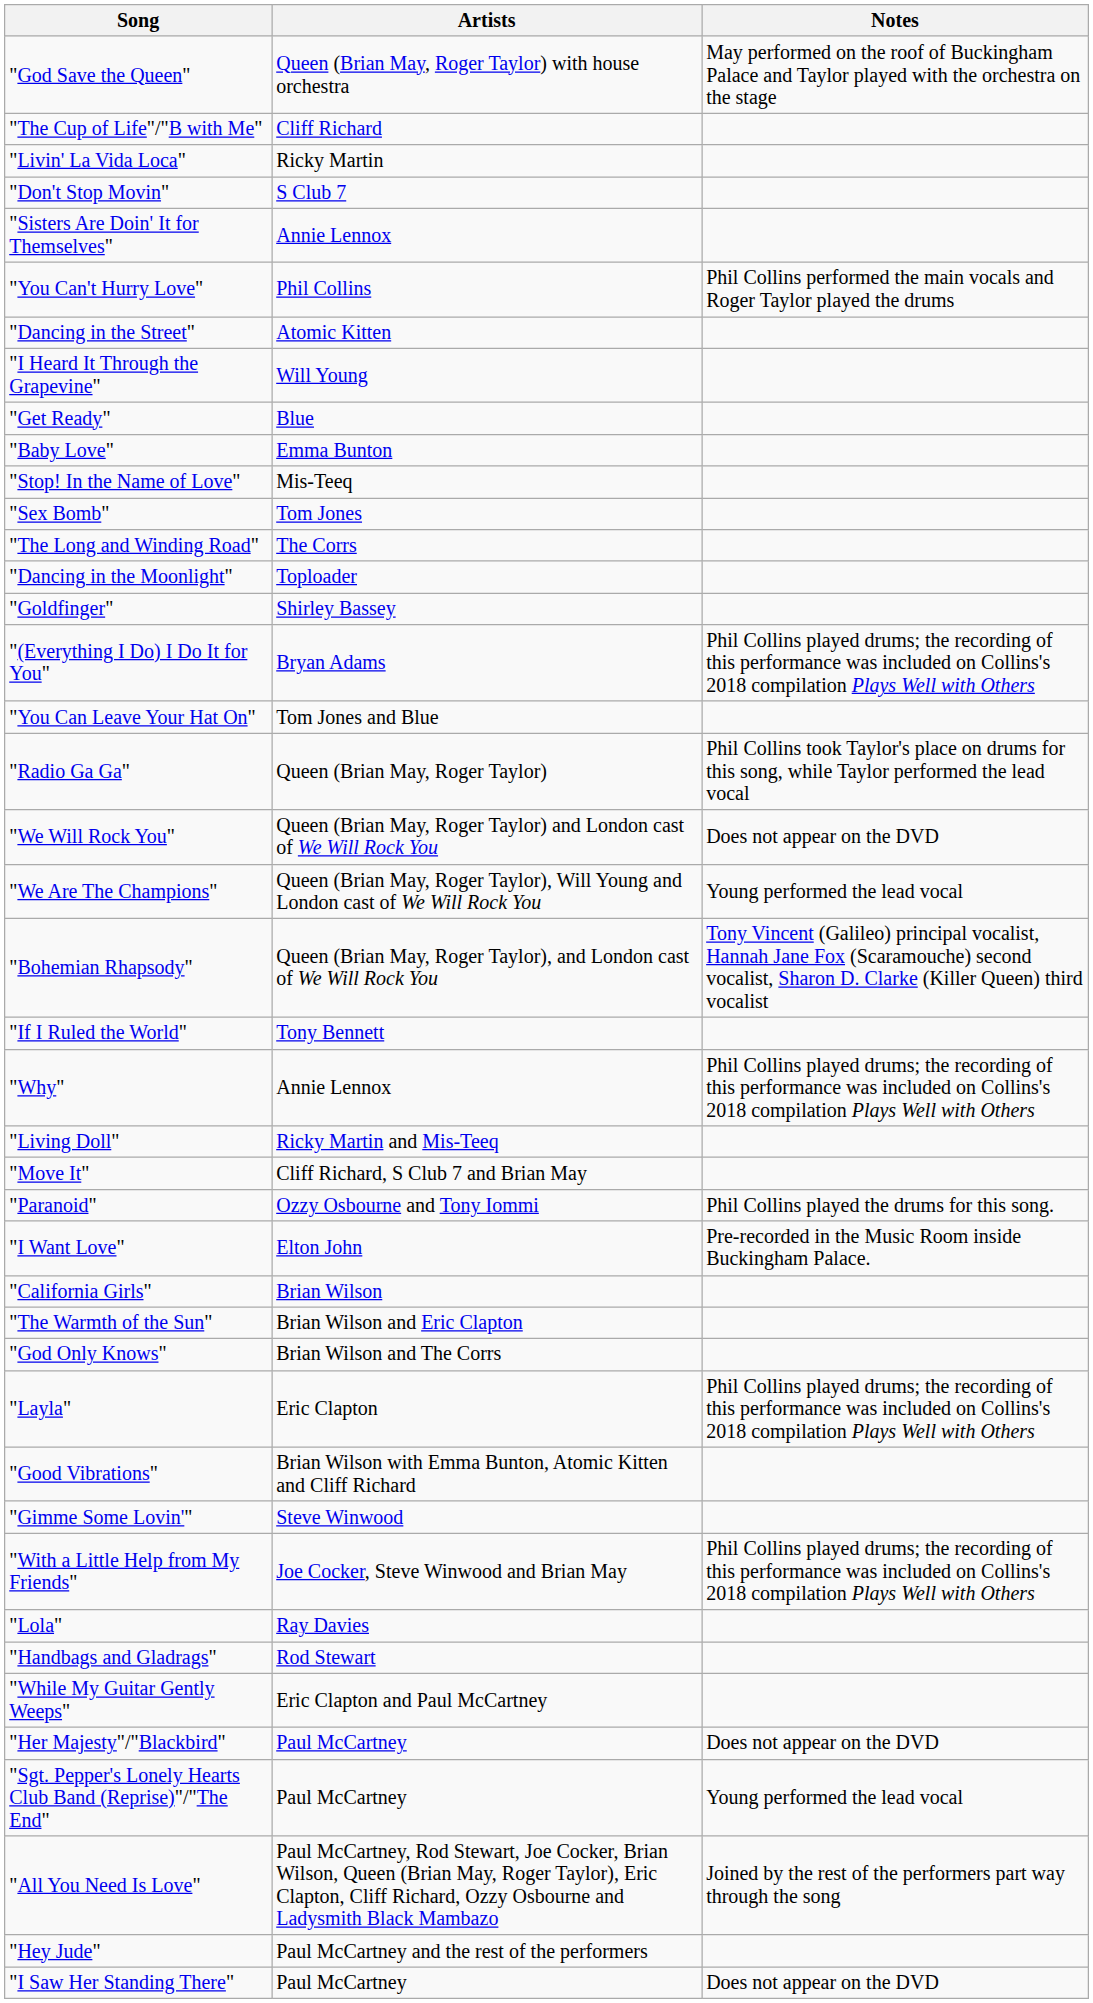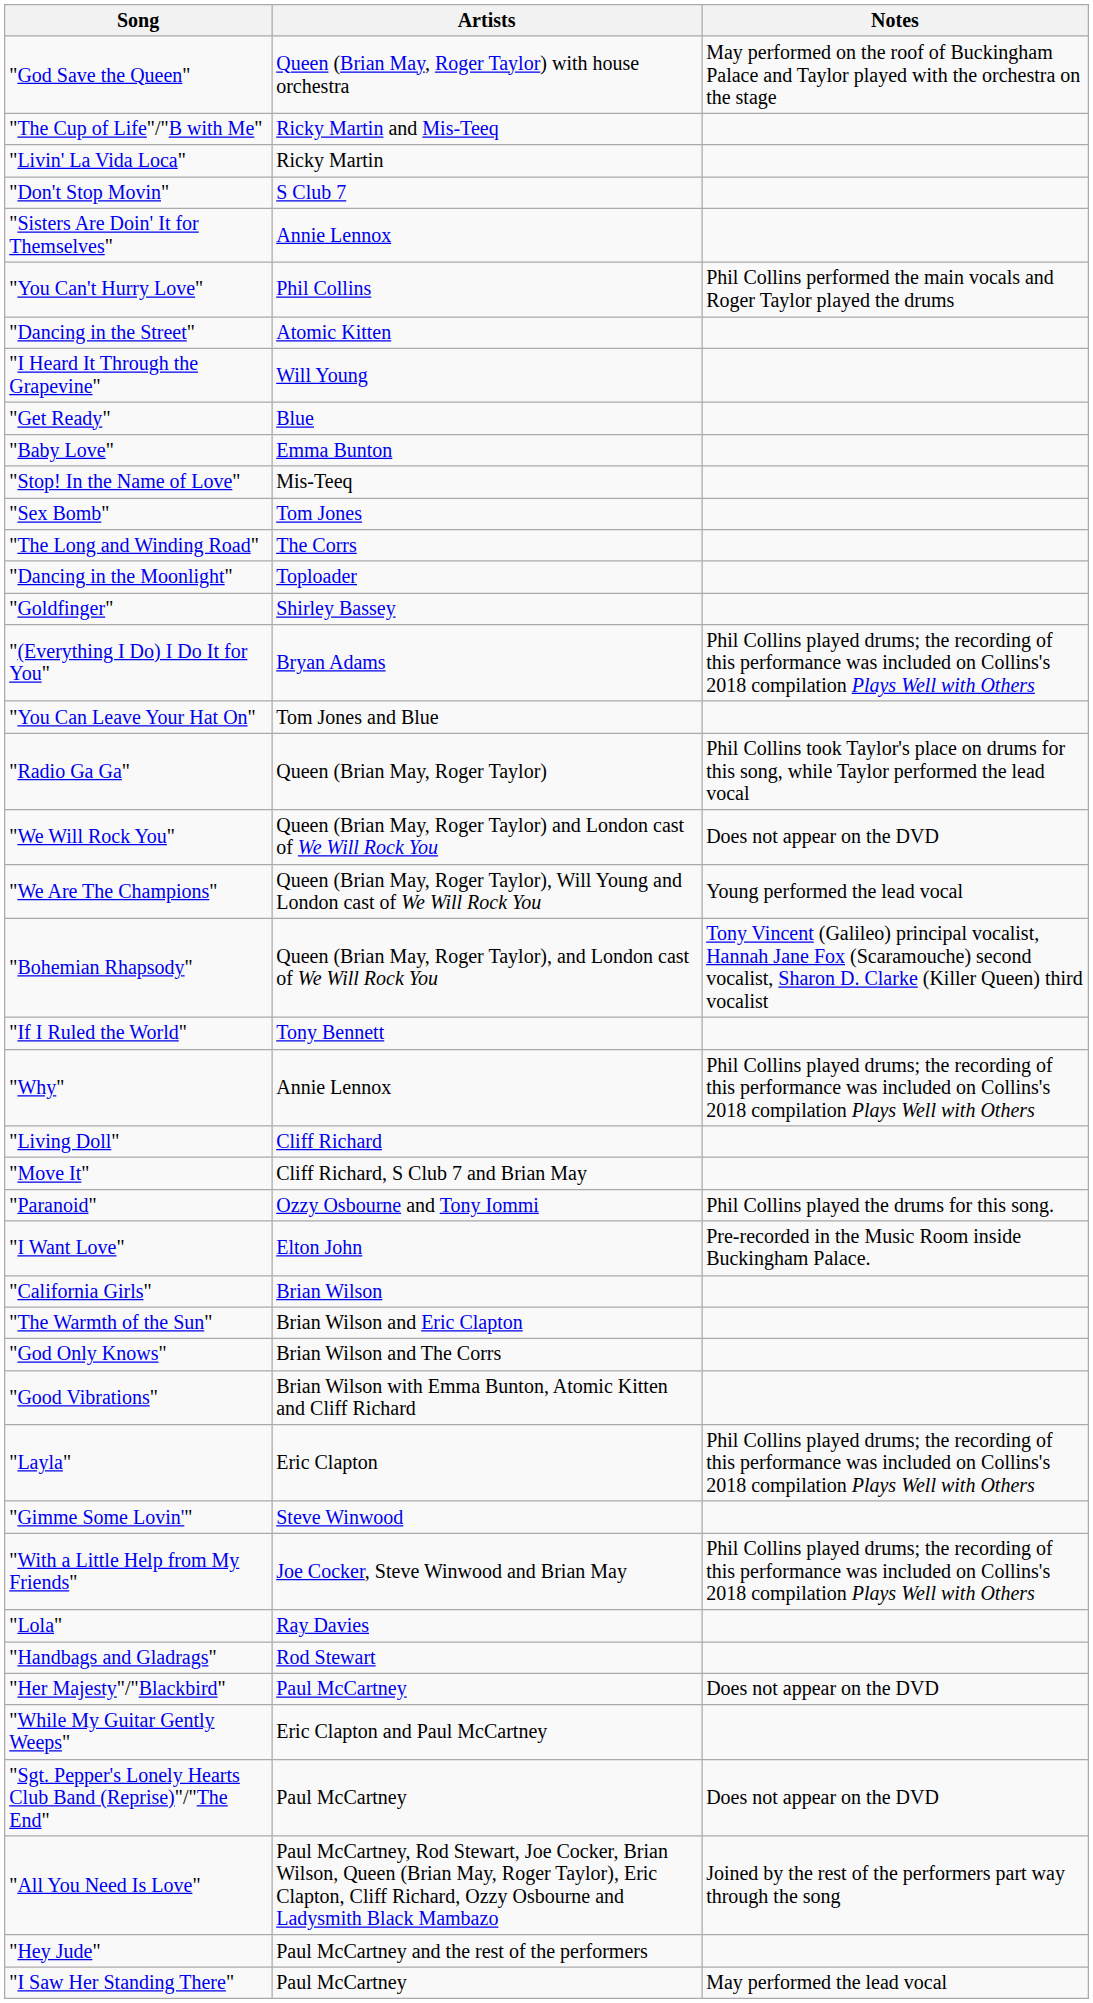(329, 128) Cliff Richard -> (387, 128) Ricky Martin and Mis-Teeq
(387, 1141) Ricky Martin and Mis-Teeq -> (329, 1141) Cliff Richard
rows swapped: (84, 1474) <-> (40, 1408)
rows swapped: (117, 1743) <-> (112, 1700)
(835, 1797) Young performed the lead vocal -> (823, 1797) Does not appear on the DVD
(823, 1982) Does not appear on the DVD -> (827, 1982) May performed the lead vocal
